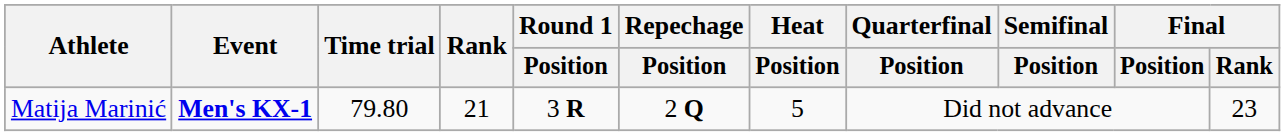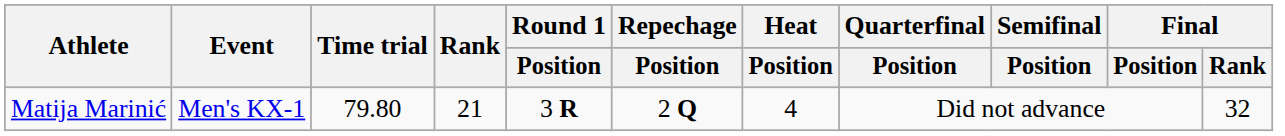(245, 108) bold -> (242, 108) normal
(797, 108) 5 -> (791, 108) 4
(1244, 108) 23 -> (1238, 108) 32
